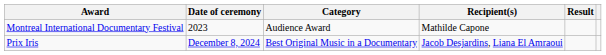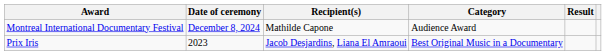columns swapped: (341, 12) <-> (492, 12)
(198, 27) 2023 -> (224, 27) December 8, 2024
(224, 43) December 8, 2024 -> (198, 43) 2023
